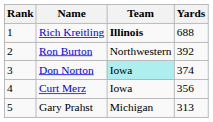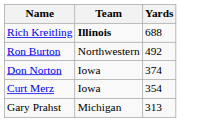- column: (20, 14)
(185, 51) 392 -> (153, 51) 492
(121, 70) paleturquoise background -> (89, 70) no background
(185, 89) 356 -> (153, 89) 354
